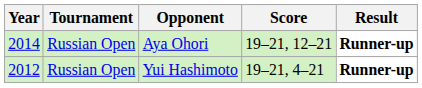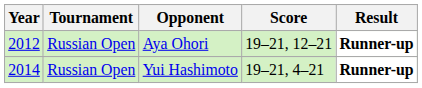(24, 43) 2014 -> (24, 43) 2012
(24, 69) 2012 -> (24, 69) 2014
